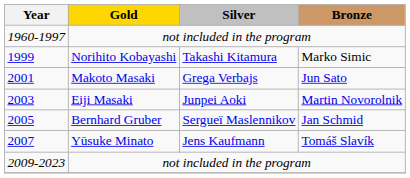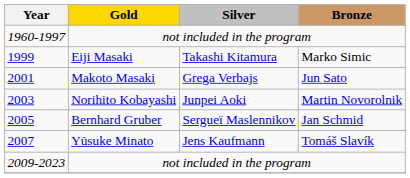(124, 57) Norihito Kobayashi -> (102, 57) Eiji Masaki
(102, 99) Eiji Masaki -> (124, 99) Norihito Kobayashi
